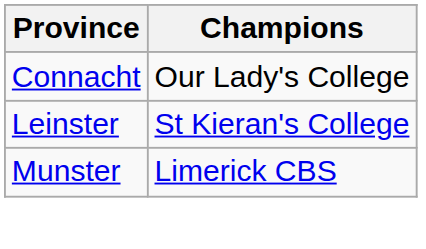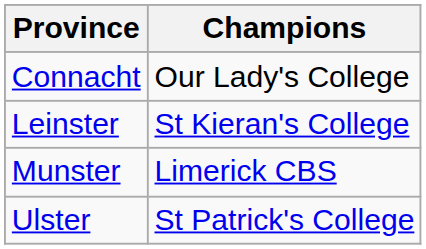+ row: (51, 219)
